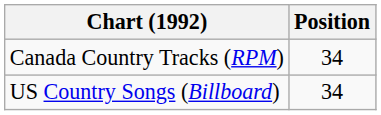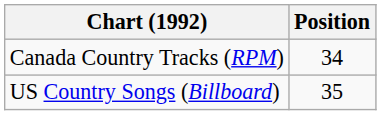(332, 92) 34 -> (332, 92) 35
